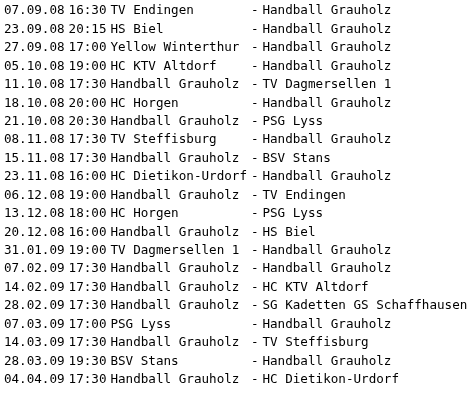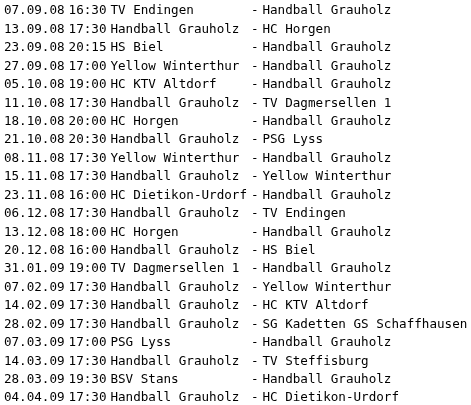+ row: (34, 28)
(164, 139) TV Steffisburg -> (175, 158) Yellow Winterthur
(297, 158) BSV Stans -> (327, 176) Yellow Winterthur
(88, 194) 19:00 -> (88, 213) 17:30
(293, 213) PSG Lyss -> (327, 231) Handball Grauholz
(327, 268) Handball Grauholz -> (327, 287) Yellow Winterthur
